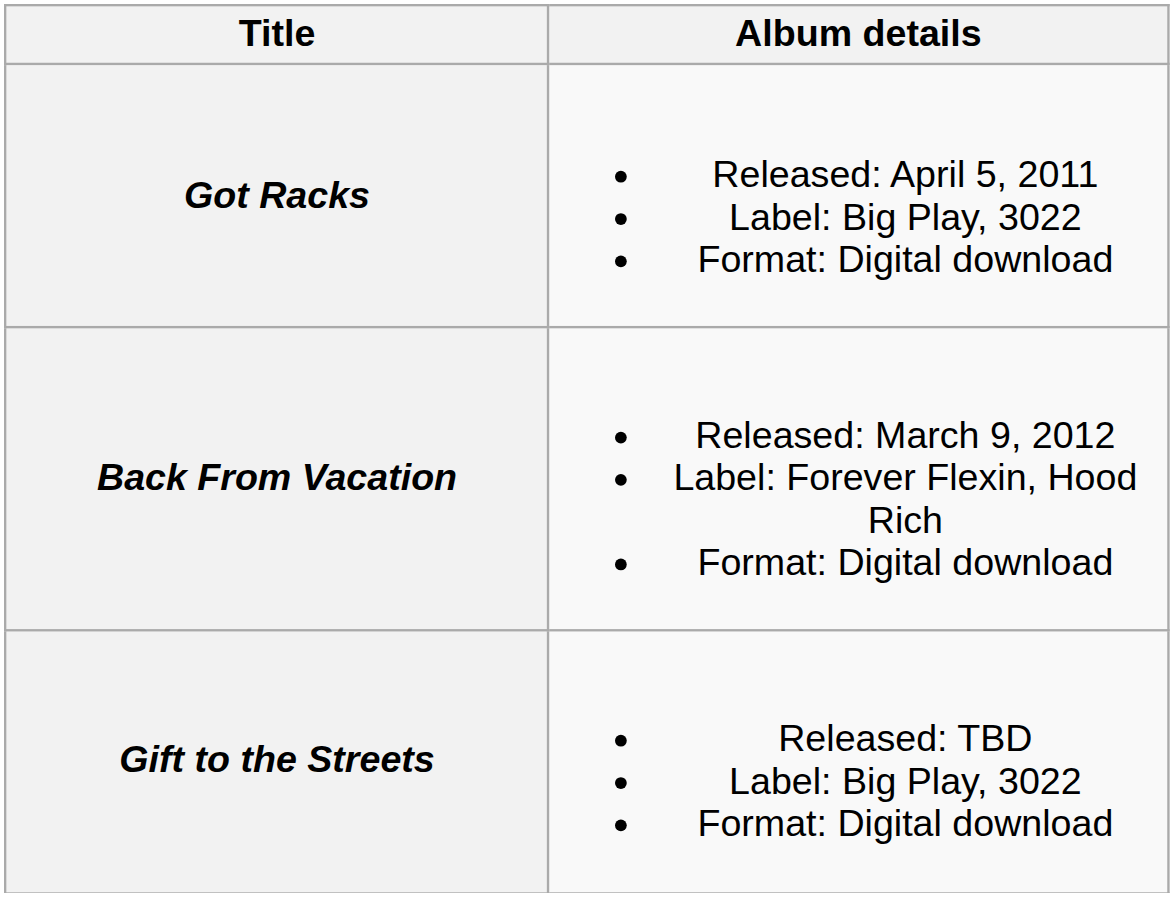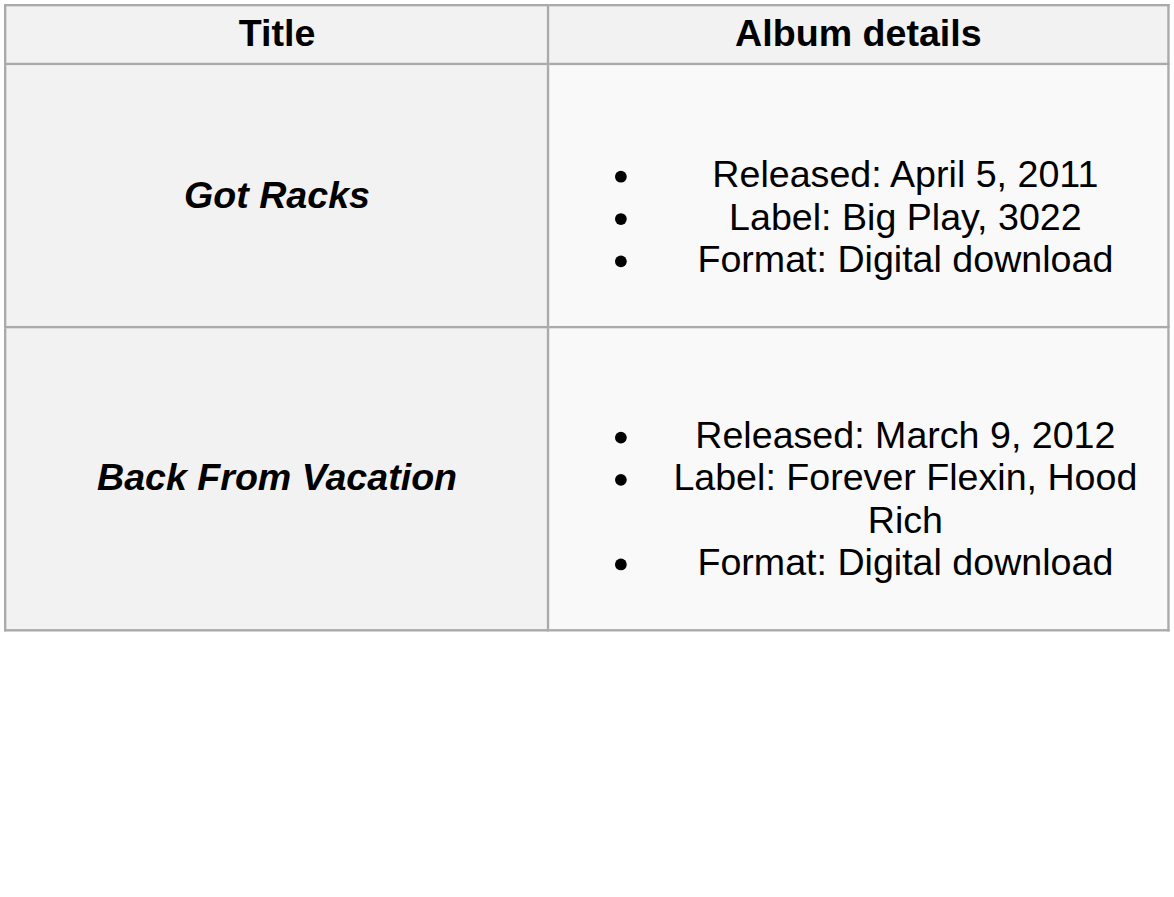- row: (277, 760)
